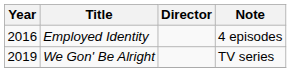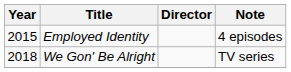(22, 36) 2016 -> (22, 36) 2015
(22, 57) 2019 -> (22, 57) 2018
